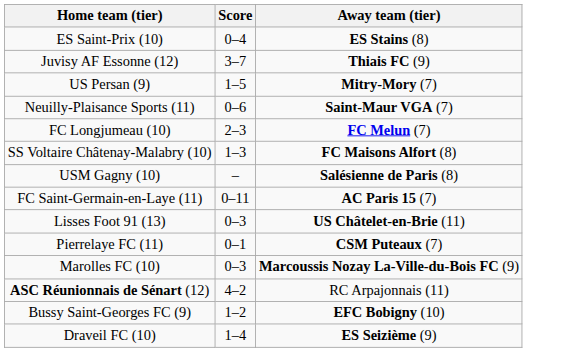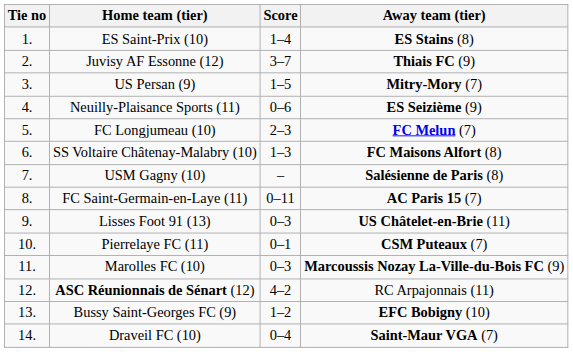+ column: (27, 15)
(235, 38) 0–4 -> (280, 38) 1–4
(389, 107) Saint-Maur VGA (7) -> (434, 107) ES Seizième (9)
(235, 335) 1–4 -> (280, 335) 0–4
(389, 335) ES Seizième (9) -> (434, 335) Saint-Maur VGA (7)
